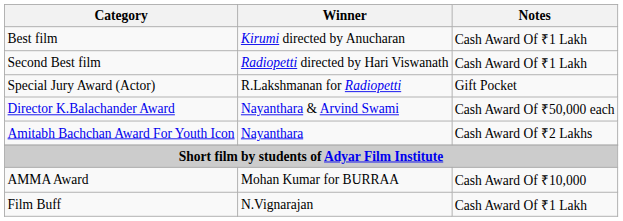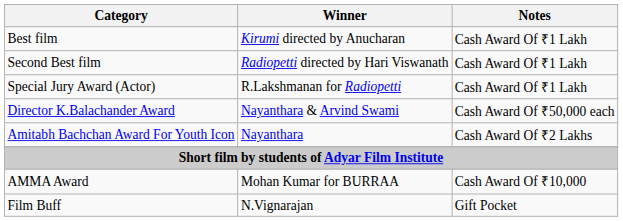(486, 86) Gift Pocket -> (521, 88) Cash Award Of ₹1 Lakh
(521, 204) Cash Award Of ₹1 Lakh -> (486, 204) Gift Pocket
